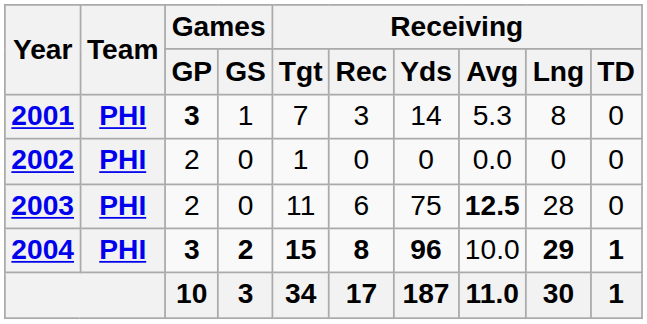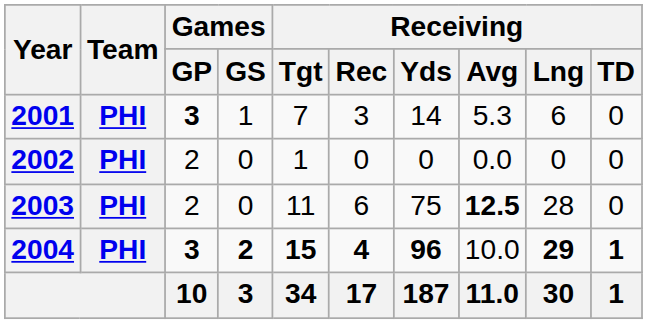(558, 116) 8 -> (558, 116) 6
(361, 250) 8 -> (361, 250) 4
